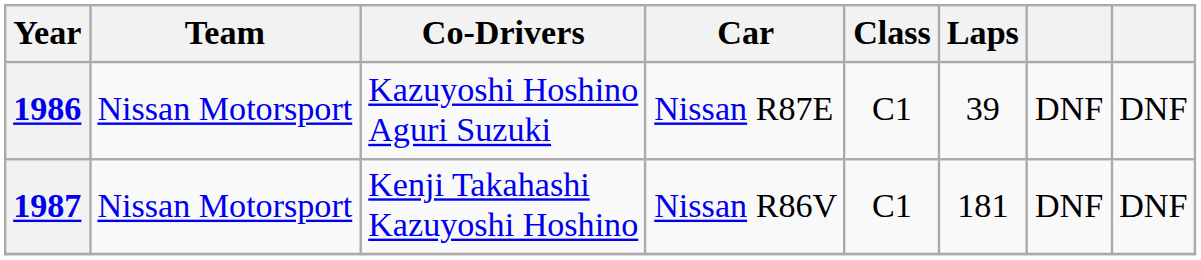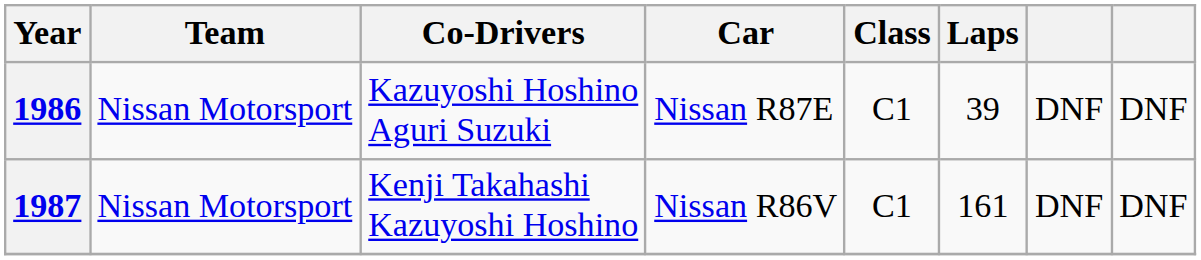(983, 206) 181 -> (983, 206) 161
